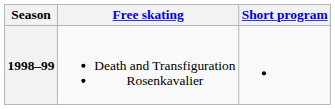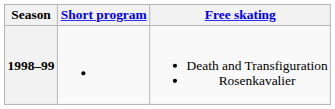columns swapped: (285, 15) <-> (148, 15)
